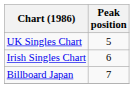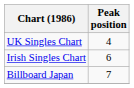(109, 41) 5 -> (109, 41) 4
